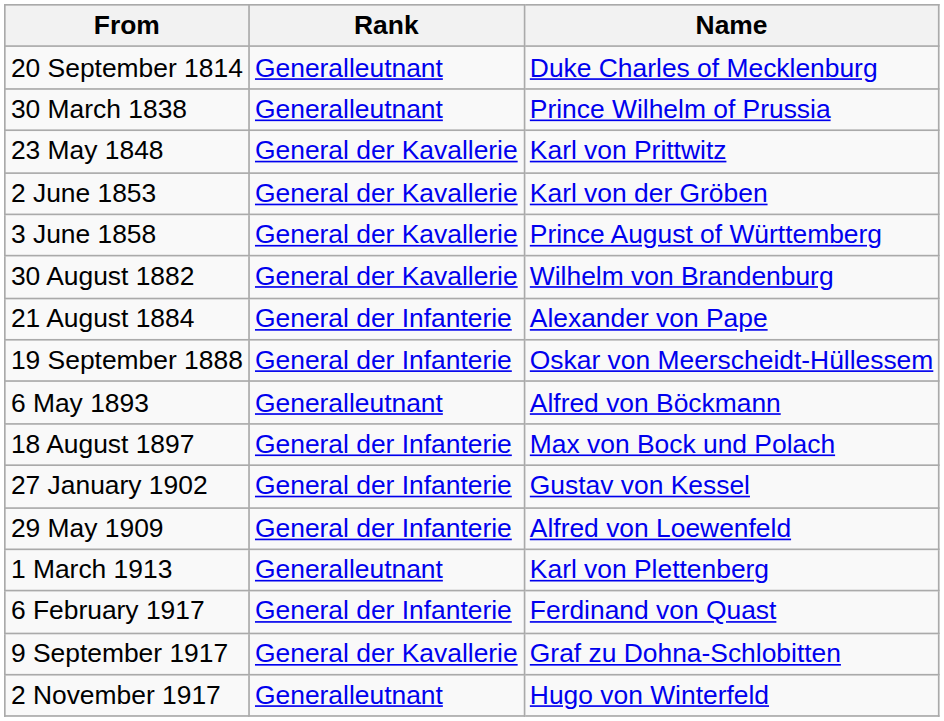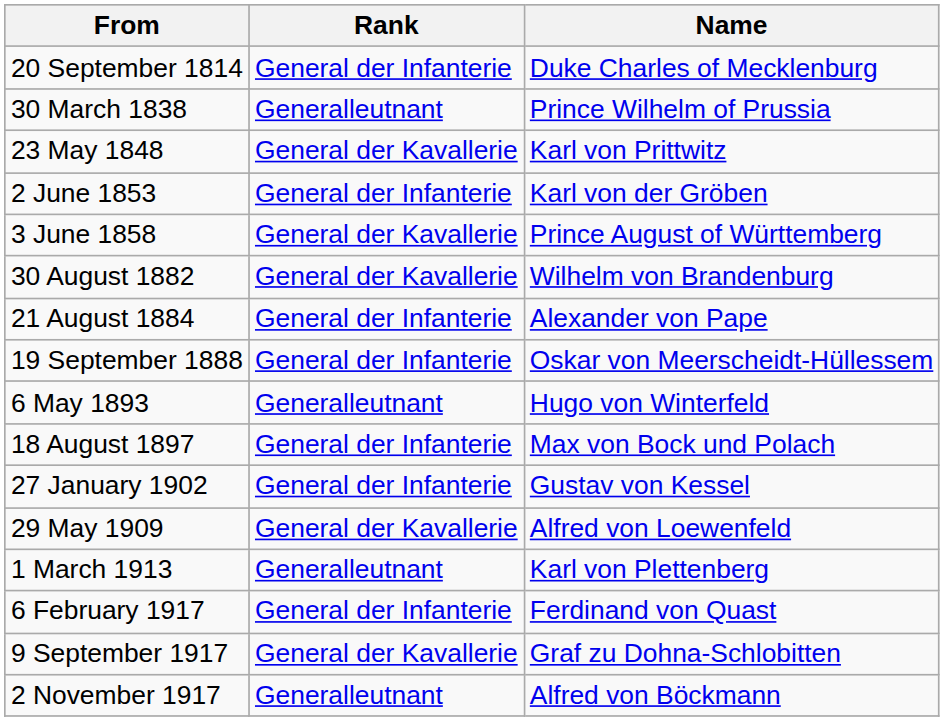(349, 67) Generalleutnant -> (383, 67) General der Infanterie
(386, 192) General der Kavallerie -> (383, 192) General der Infanterie
(655, 402) Alfred von Böckmann -> (649, 402) Hugo von Winterfeld
(383, 527) General der Infanterie -> (386, 527) General der Kavallerie
(649, 695) Hugo von Winterfeld -> (655, 695) Alfred von Böckmann
